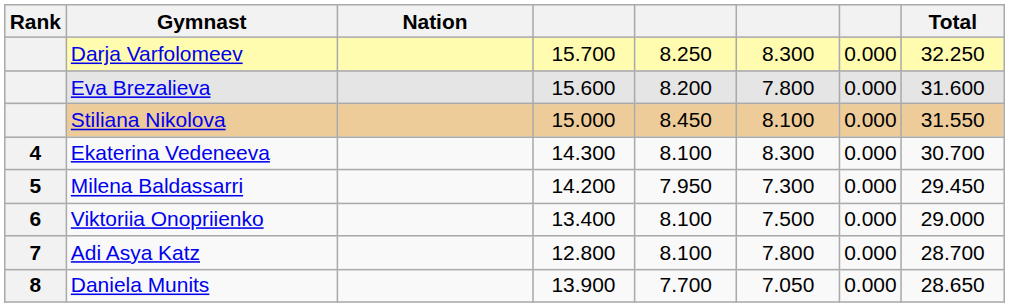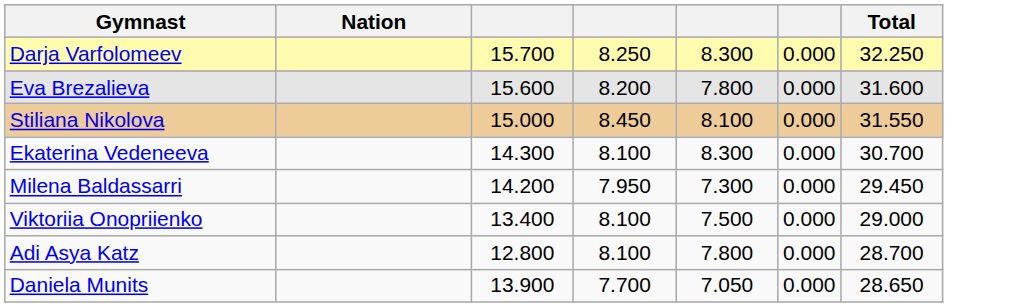- column: (35, 21)
